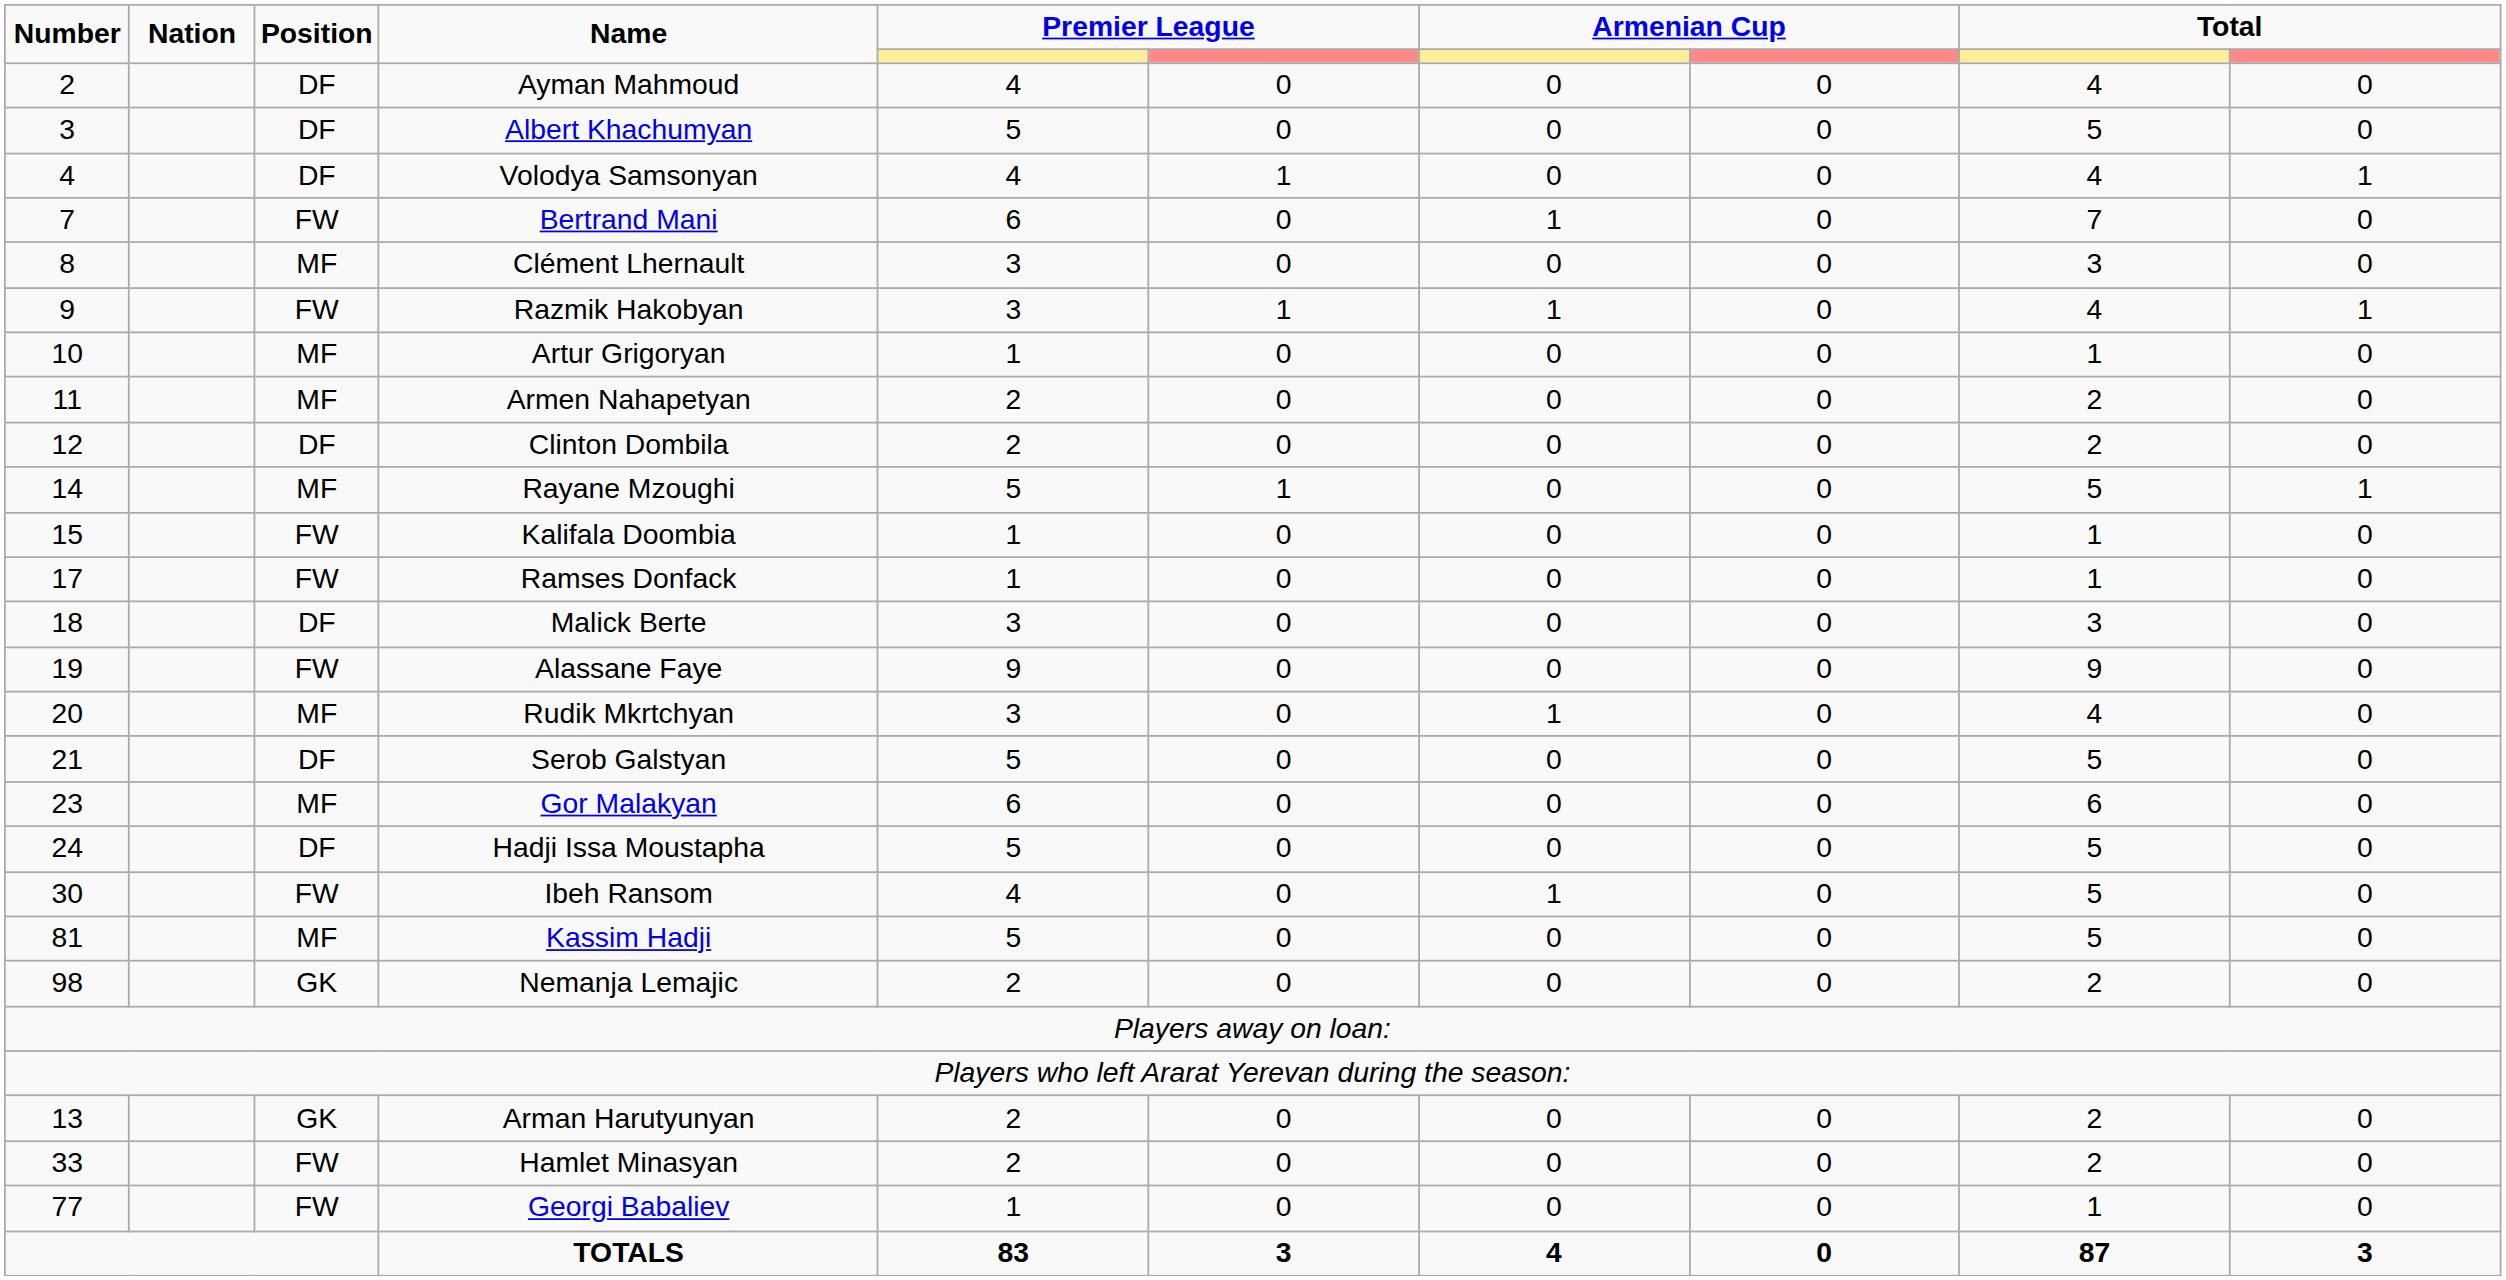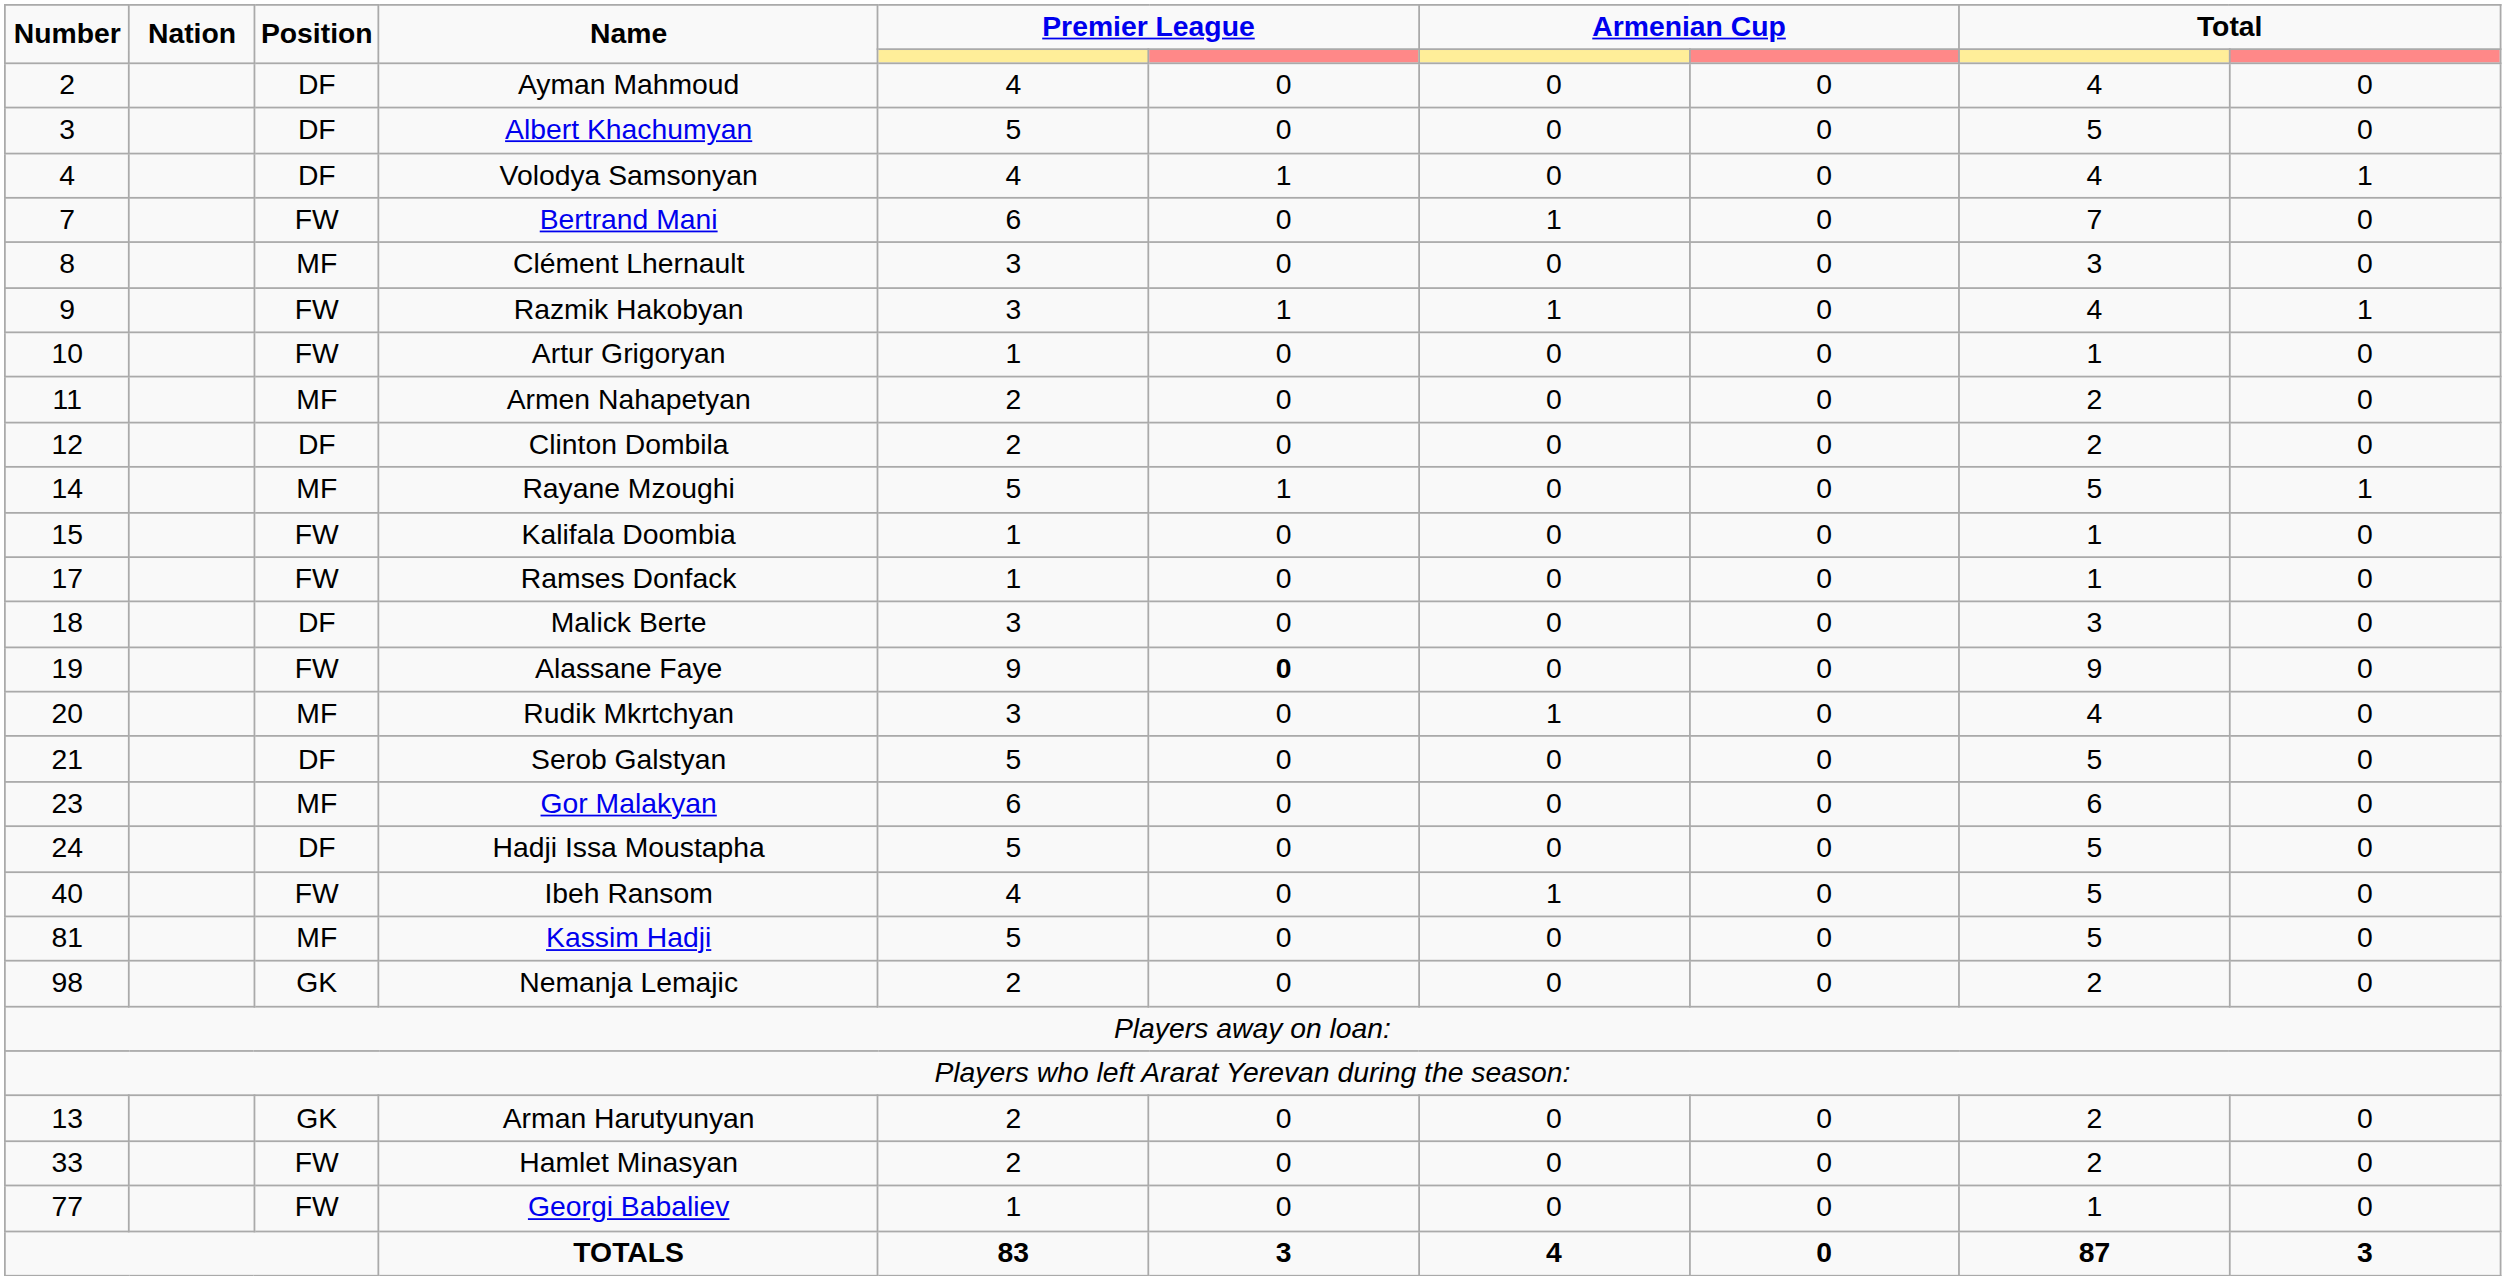(317, 354) MF -> (317, 354) FW
(1284, 668) normal -> (1284, 668) bold
(67, 893) 30 -> (67, 893) 40
